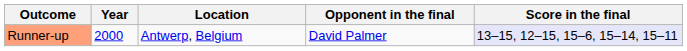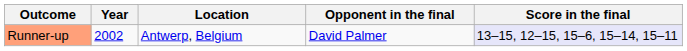(109, 35) 2000 -> (109, 35) 2002
